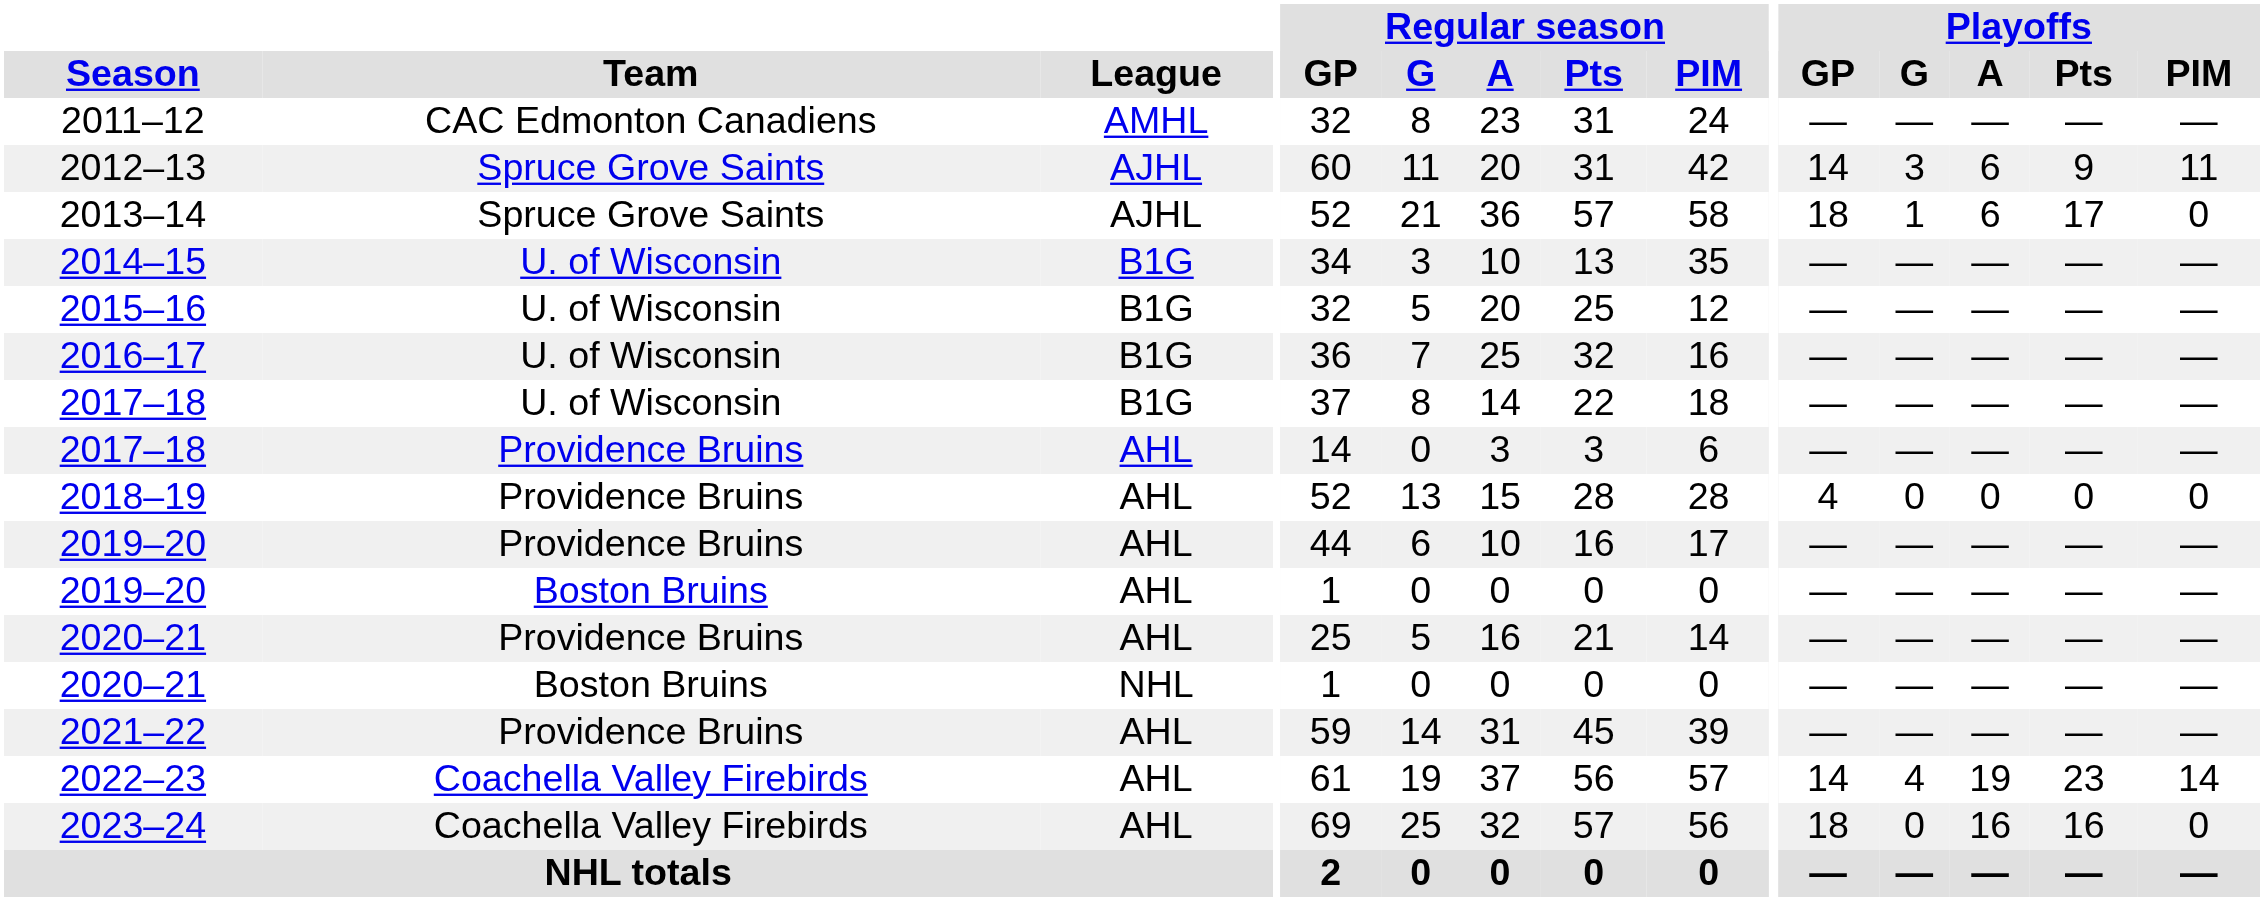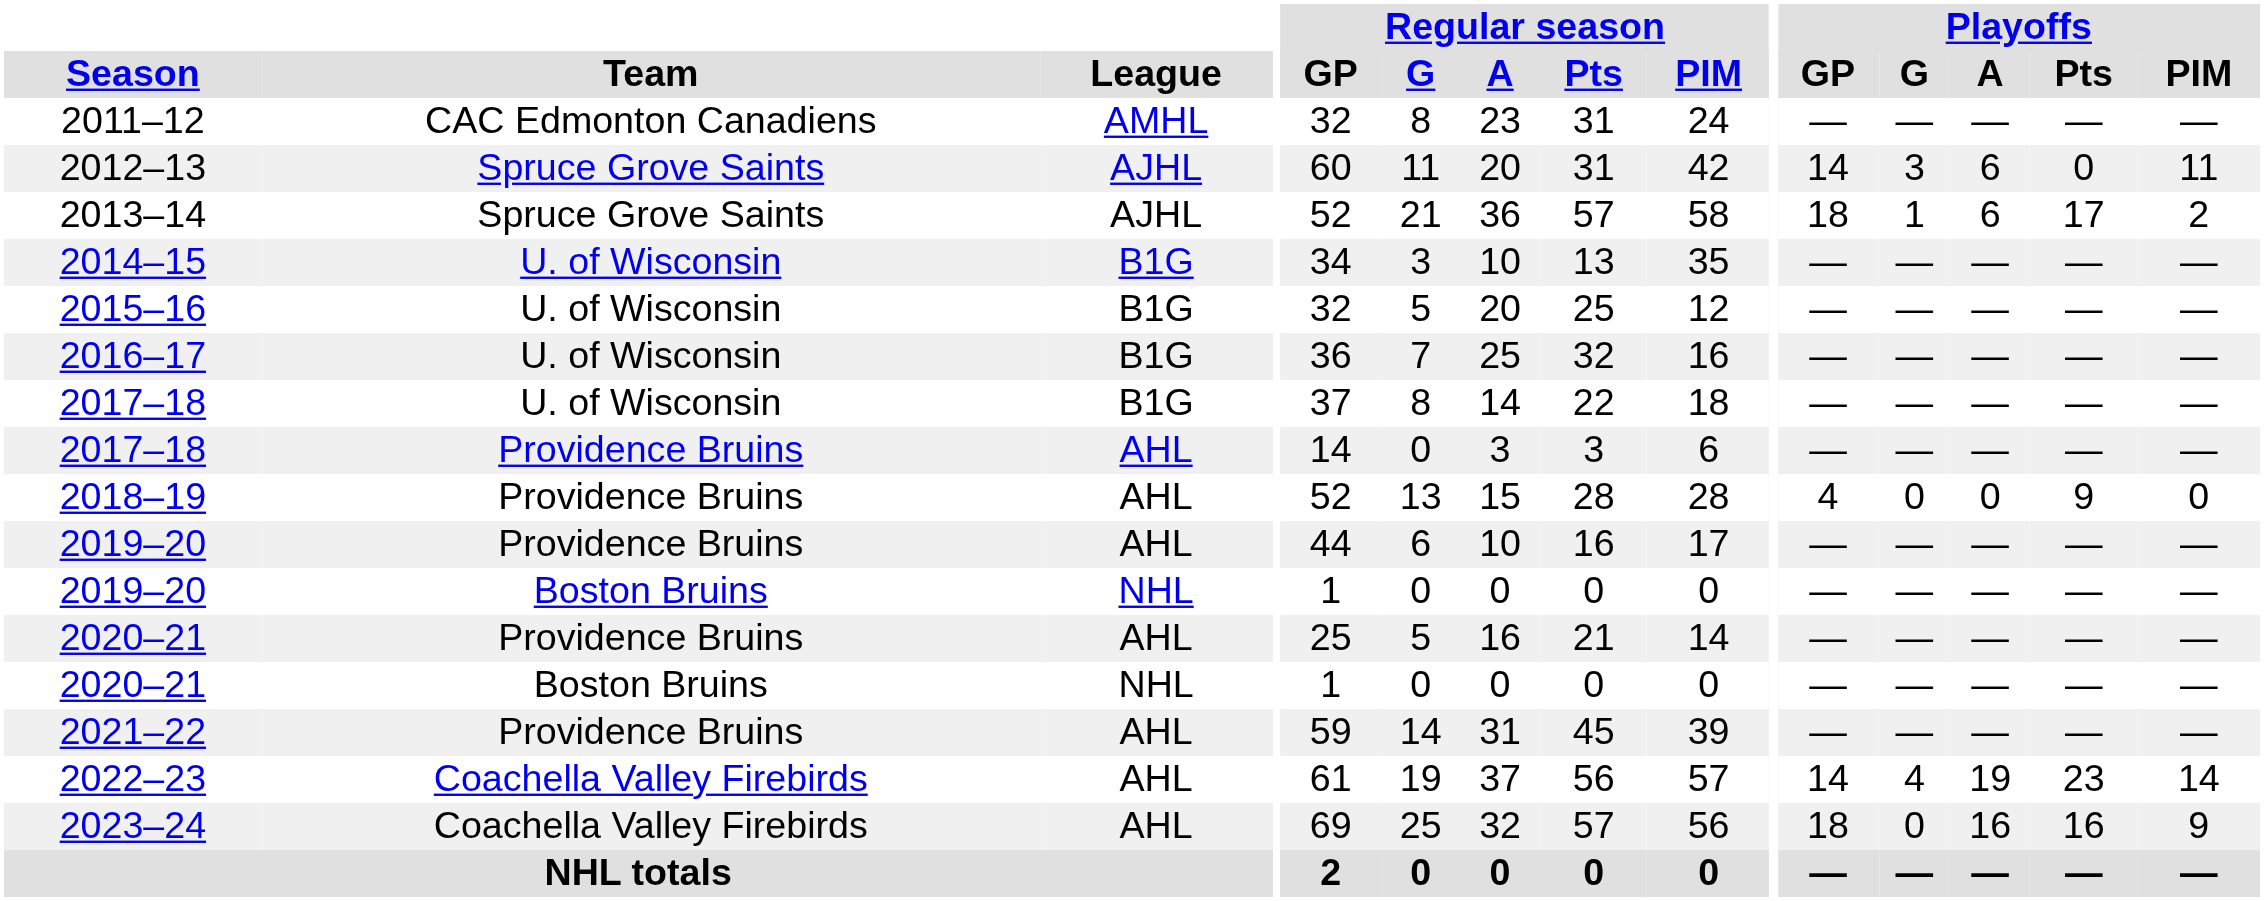(2084, 167) 9 -> (2084, 167) 0
(2199, 214) 0 -> (2199, 214) 2
(2084, 496) 0 -> (2084, 496) 9
(1156, 590) AHL -> (1156, 590) NHL
(2199, 825) 0 -> (2199, 825) 9
